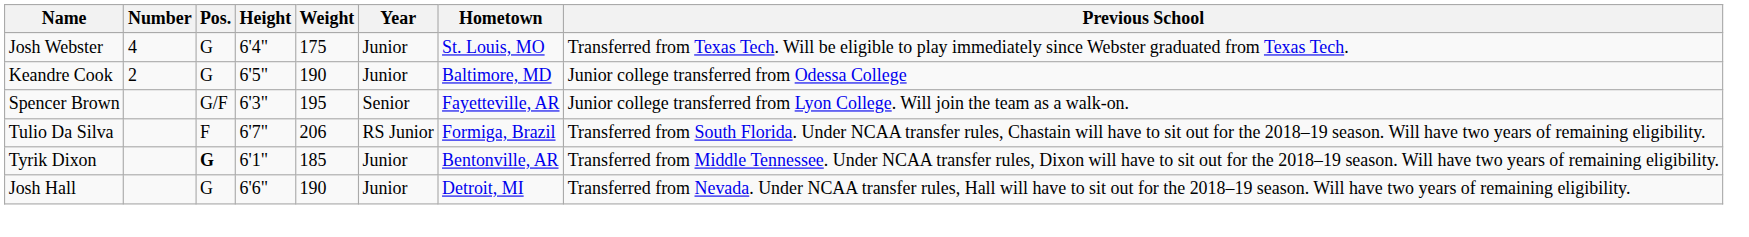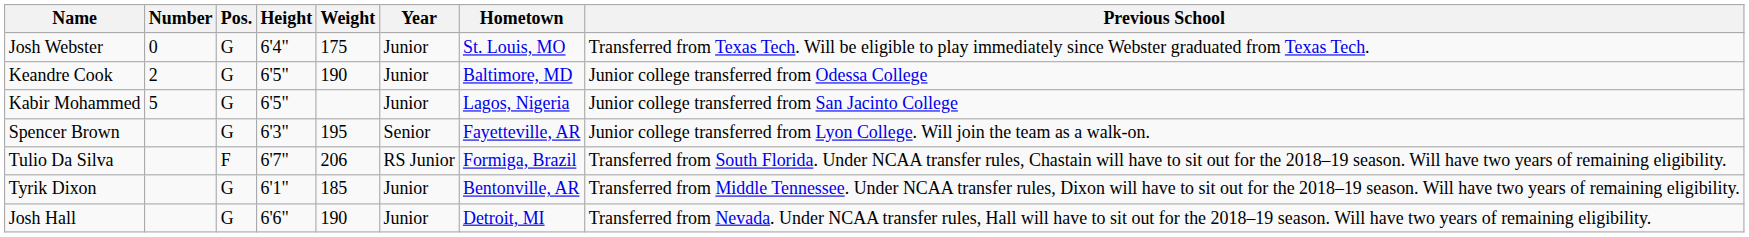(132, 47) 4 -> (153, 47) 0
+ row: (75, 103)
(214, 103) G/F -> (227, 132) G
(207, 160) bold -> (227, 189) normal
